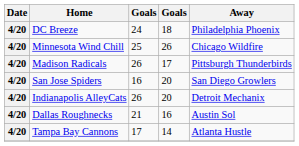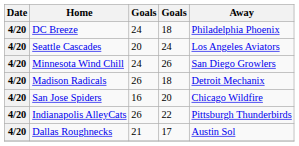+ row: (67, 47)
(137, 47) 25 -> (137, 64) 24
(227, 47) Chicago Wildfire -> (234, 64) San Diego Growlers
(167, 64) 17 -> (167, 81) 18
(242, 64) Pittsburgh Thunderbirds -> (228, 81) Detroit Mechanix
(234, 81) San Diego Growlers -> (227, 98) Chicago Wildfire
(167, 98) 20 -> (167, 115) 22
(228, 98) Detroit Mechanix -> (242, 115) Pittsburgh Thunderbirds
(167, 115) 16 -> (167, 132) 17
- row: (75, 132)
